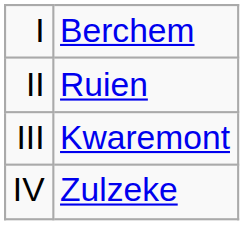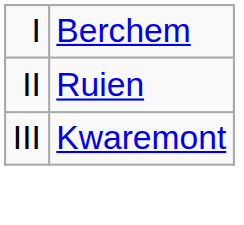- row: (29, 191)
